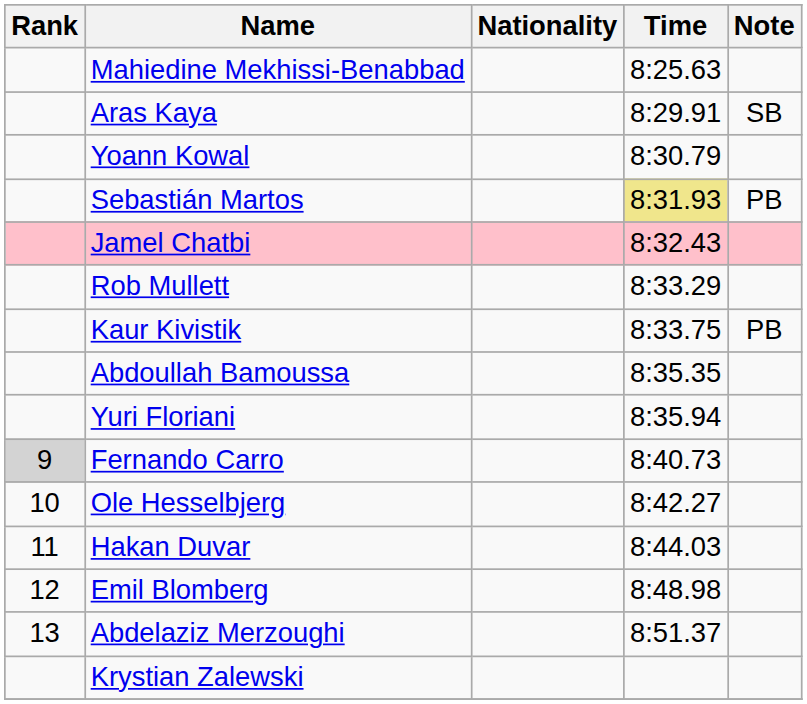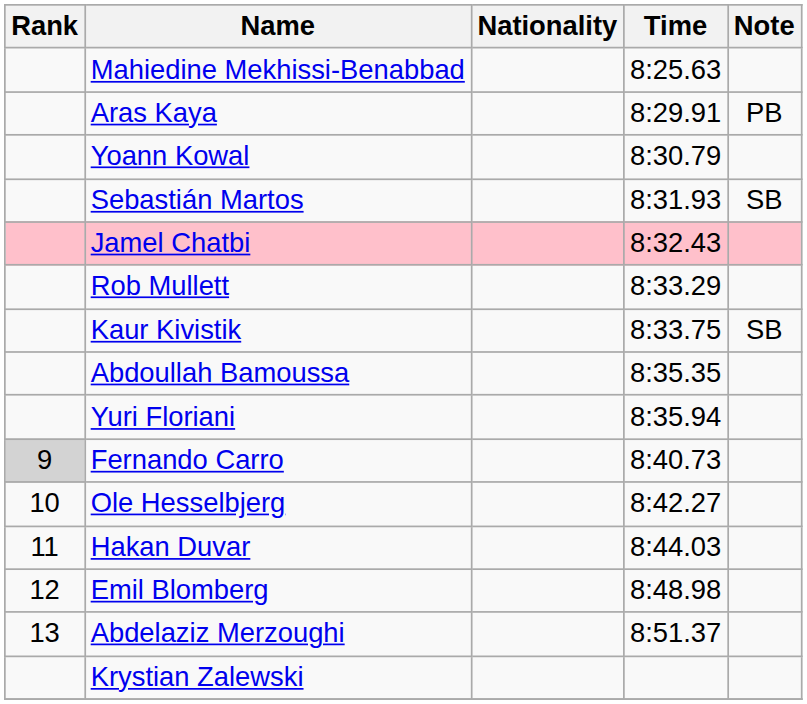(764, 112) SB -> (764, 112) PB
(676, 199) khaki background -> (676, 199) no background
(764, 199) PB -> (764, 199) SB
(764, 329) PB -> (764, 329) SB
